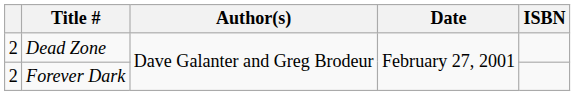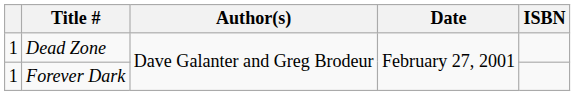(13, 47) 2 -> (13, 47) 1
(13, 76) 2 -> (13, 76) 1
